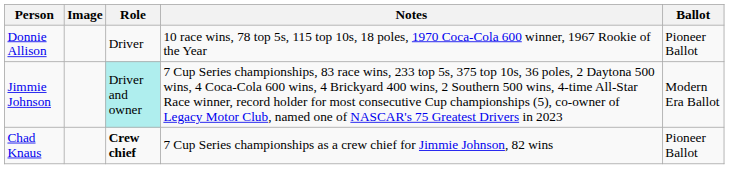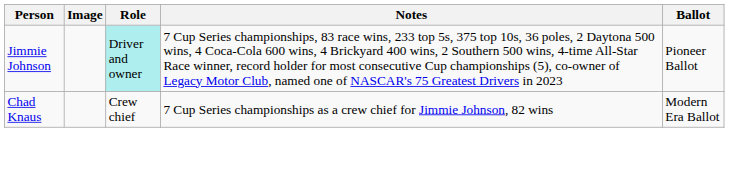- row: (27, 43)
(692, 94) Modern Era Ballot -> (686, 58) Pioneer Ballot
(124, 145) bold -> (123, 109) normal
(686, 145) Pioneer Ballot -> (692, 109) Modern Era Ballot
